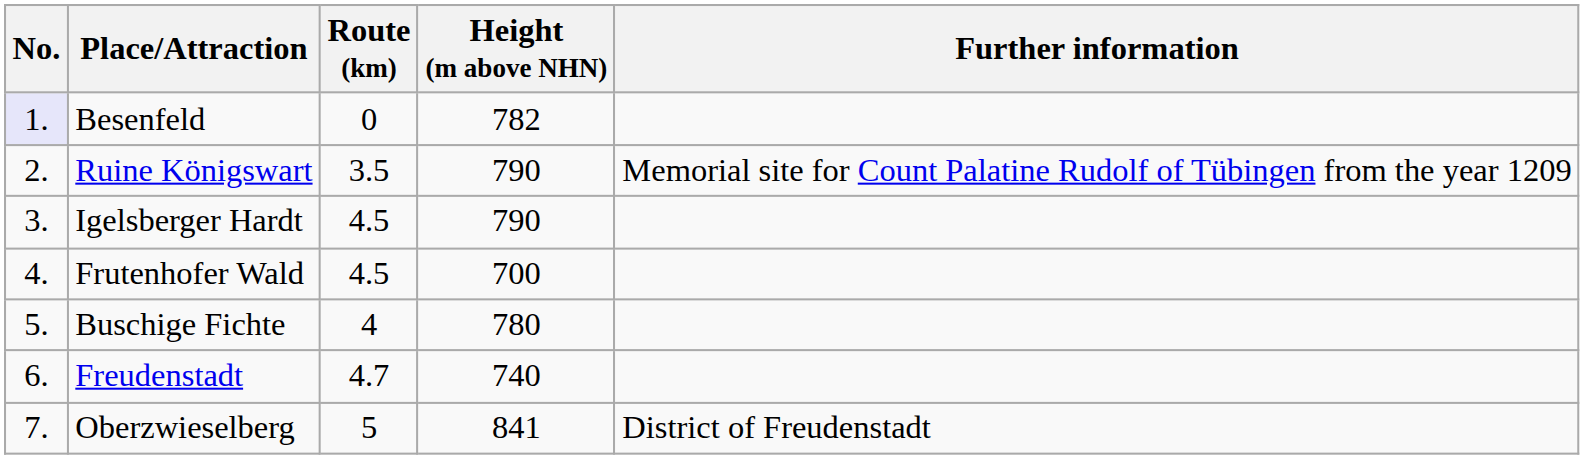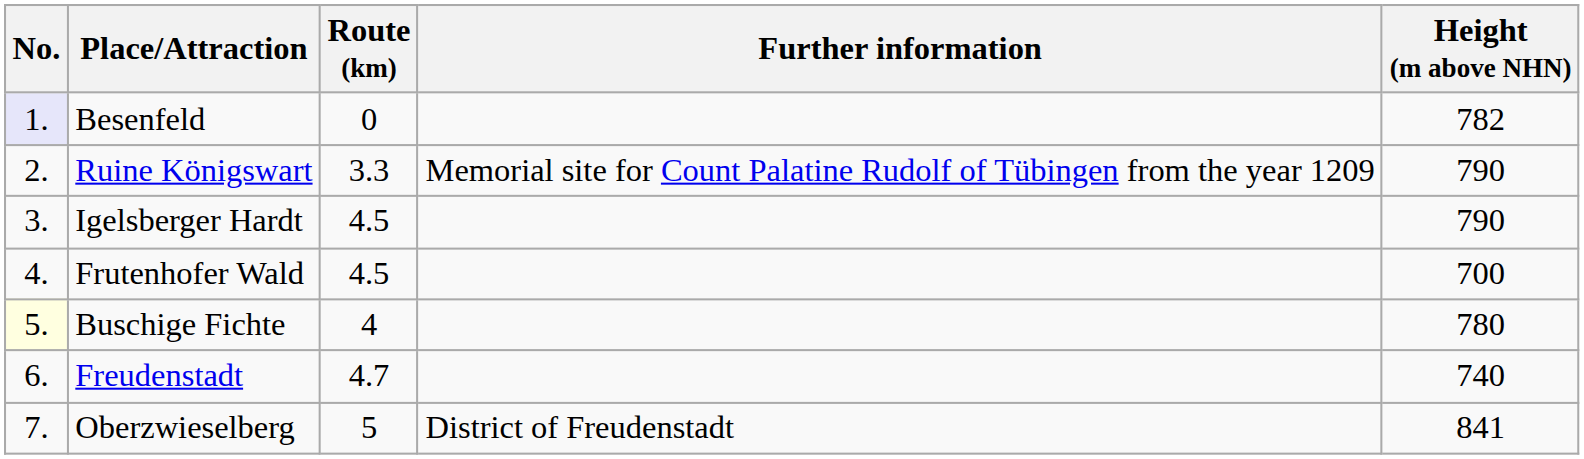columns swapped: (516, 48) <-> (1097, 48)
(369, 169) 3.5 -> (369, 169) 3.3
(36, 324) no background -> (36, 324) lightyellow background
